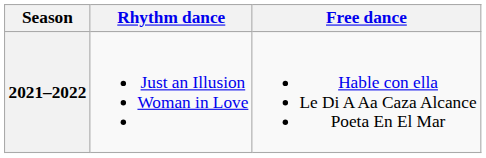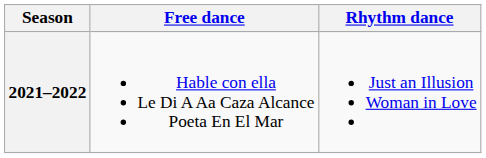columns swapped: (171, 18) <-> (366, 18)
